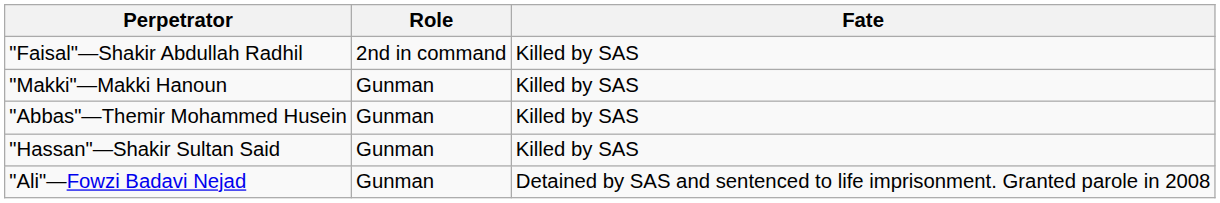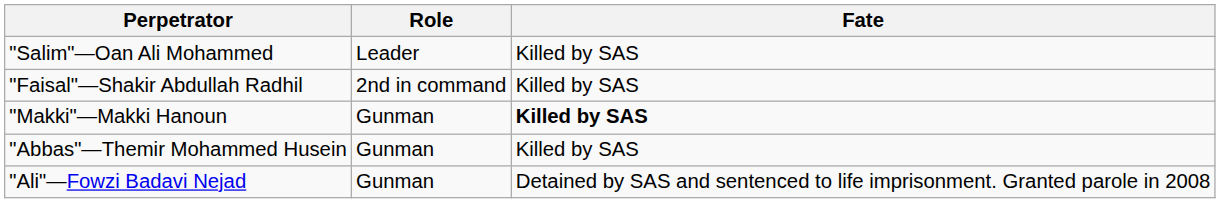+ row: (141, 52)
(577, 85) normal -> (582, 117) bold
- row: (145, 149)
